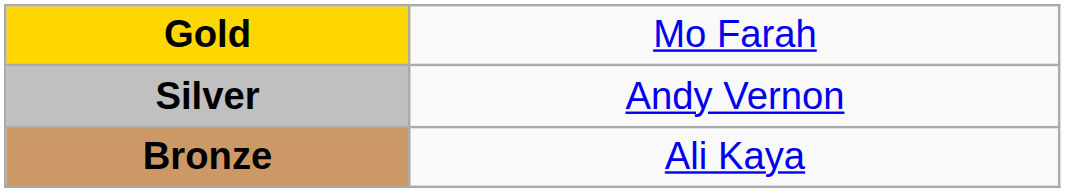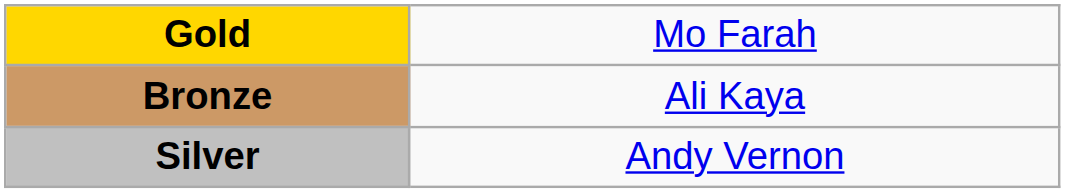rows swapped: (208, 95) <-> (208, 156)
